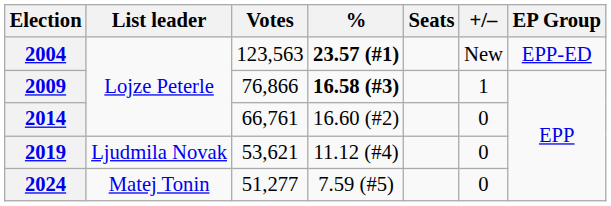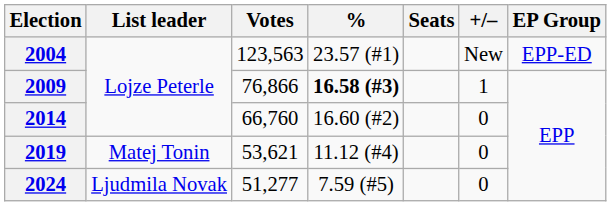(356, 53) bold -> (356, 53) normal
(270, 119) 66,761 -> (270, 119) 66,760
(159, 151) Ljudmila Novak -> (159, 151) Matej Tonin
(159, 184) Matej Tonin -> (159, 184) Ljudmila Novak
